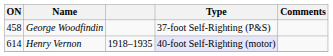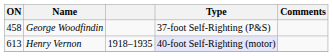(14, 43) 614 -> (14, 43) 613
